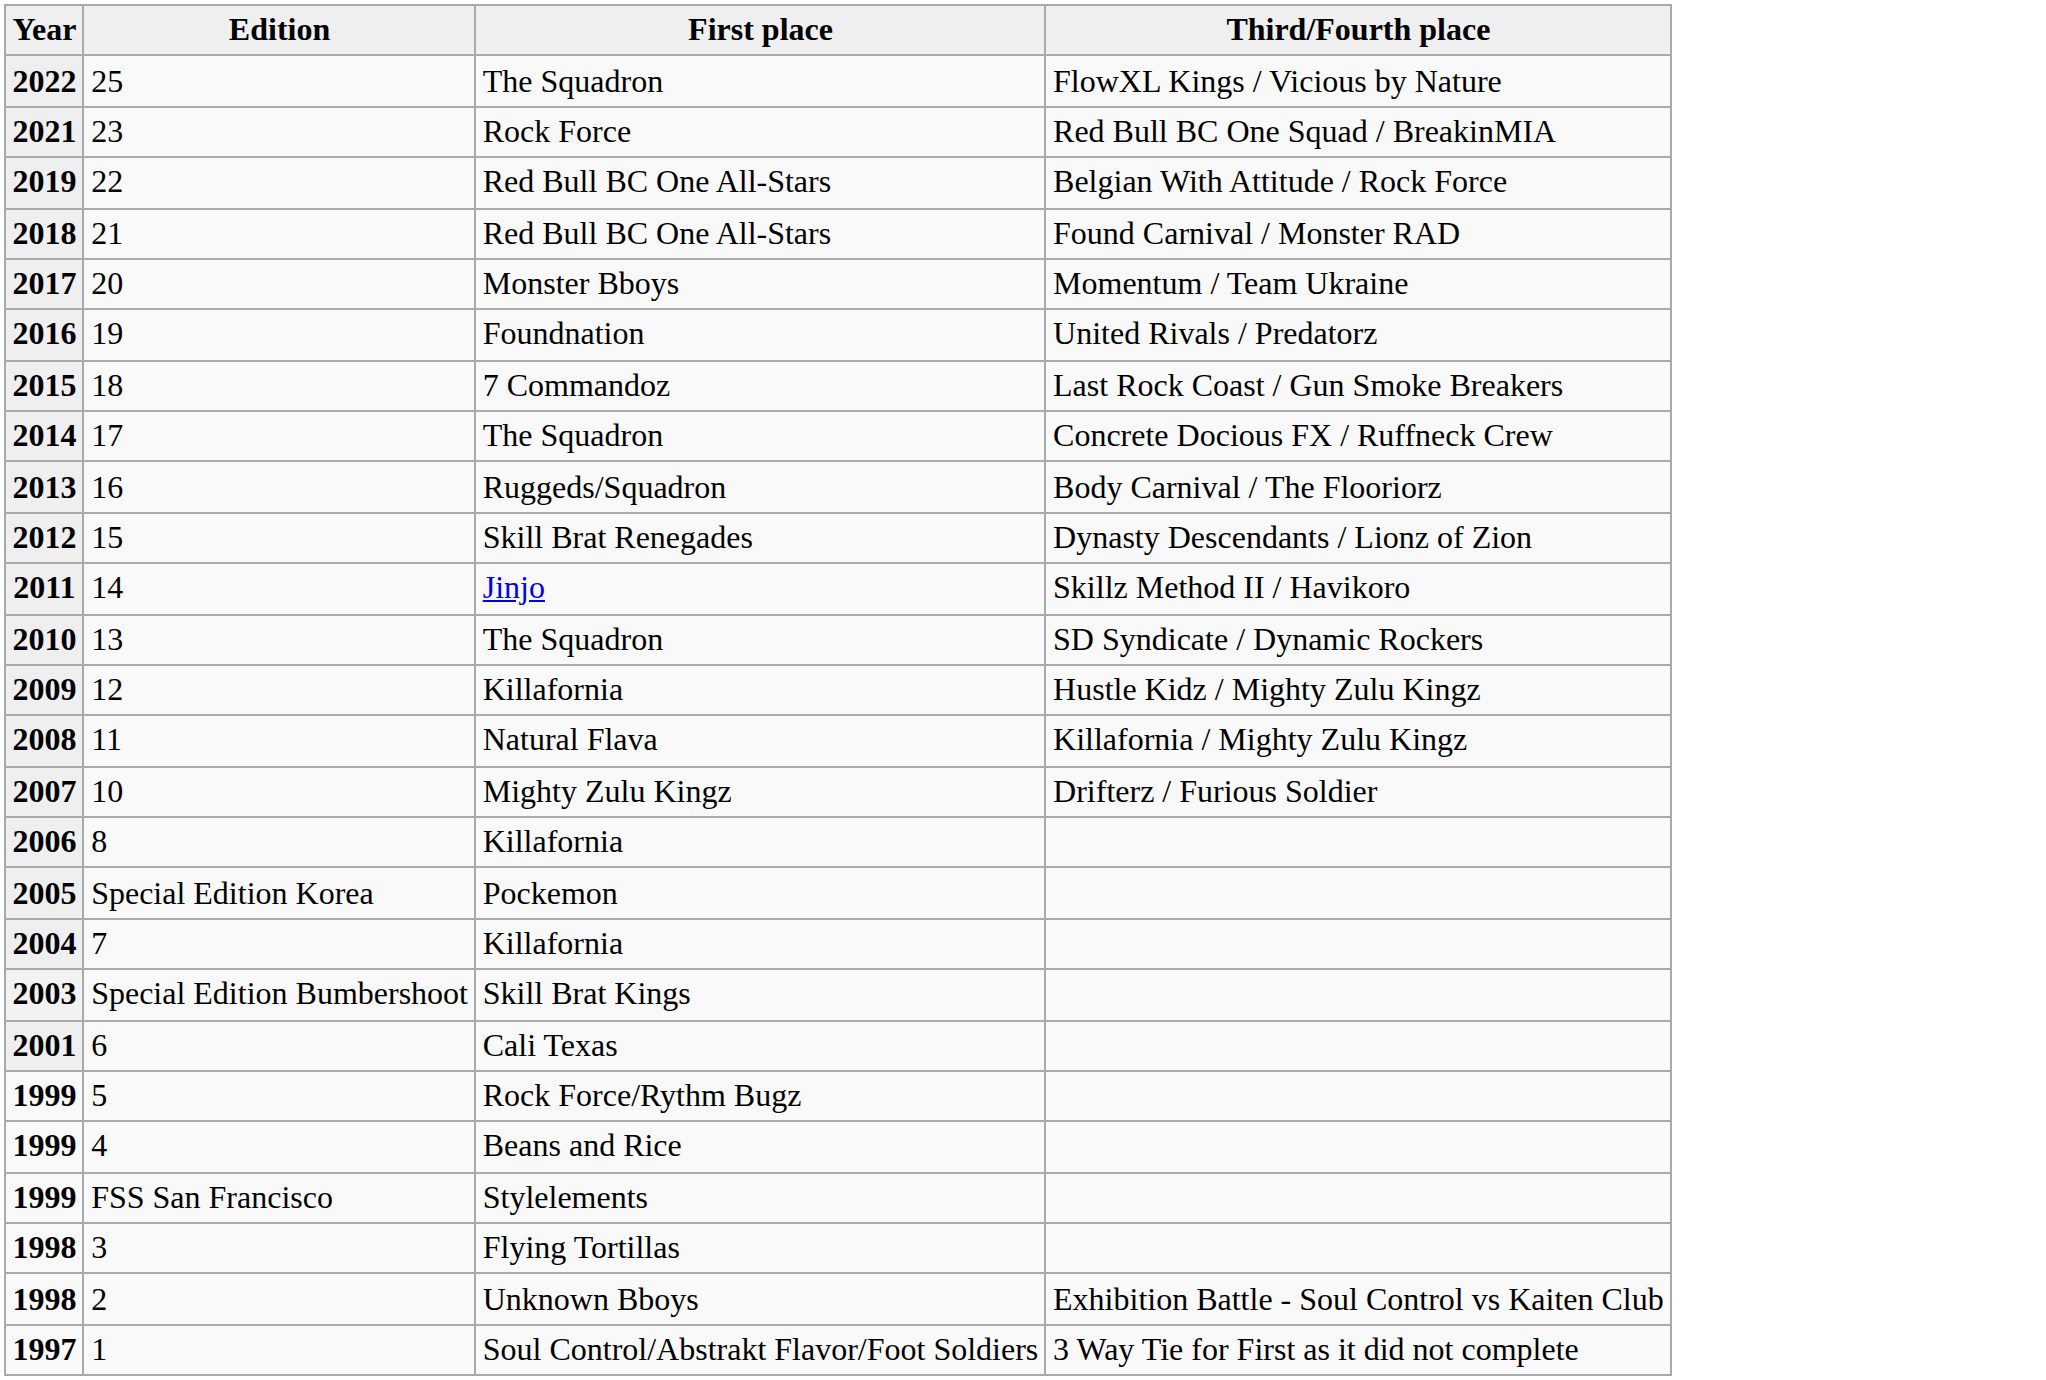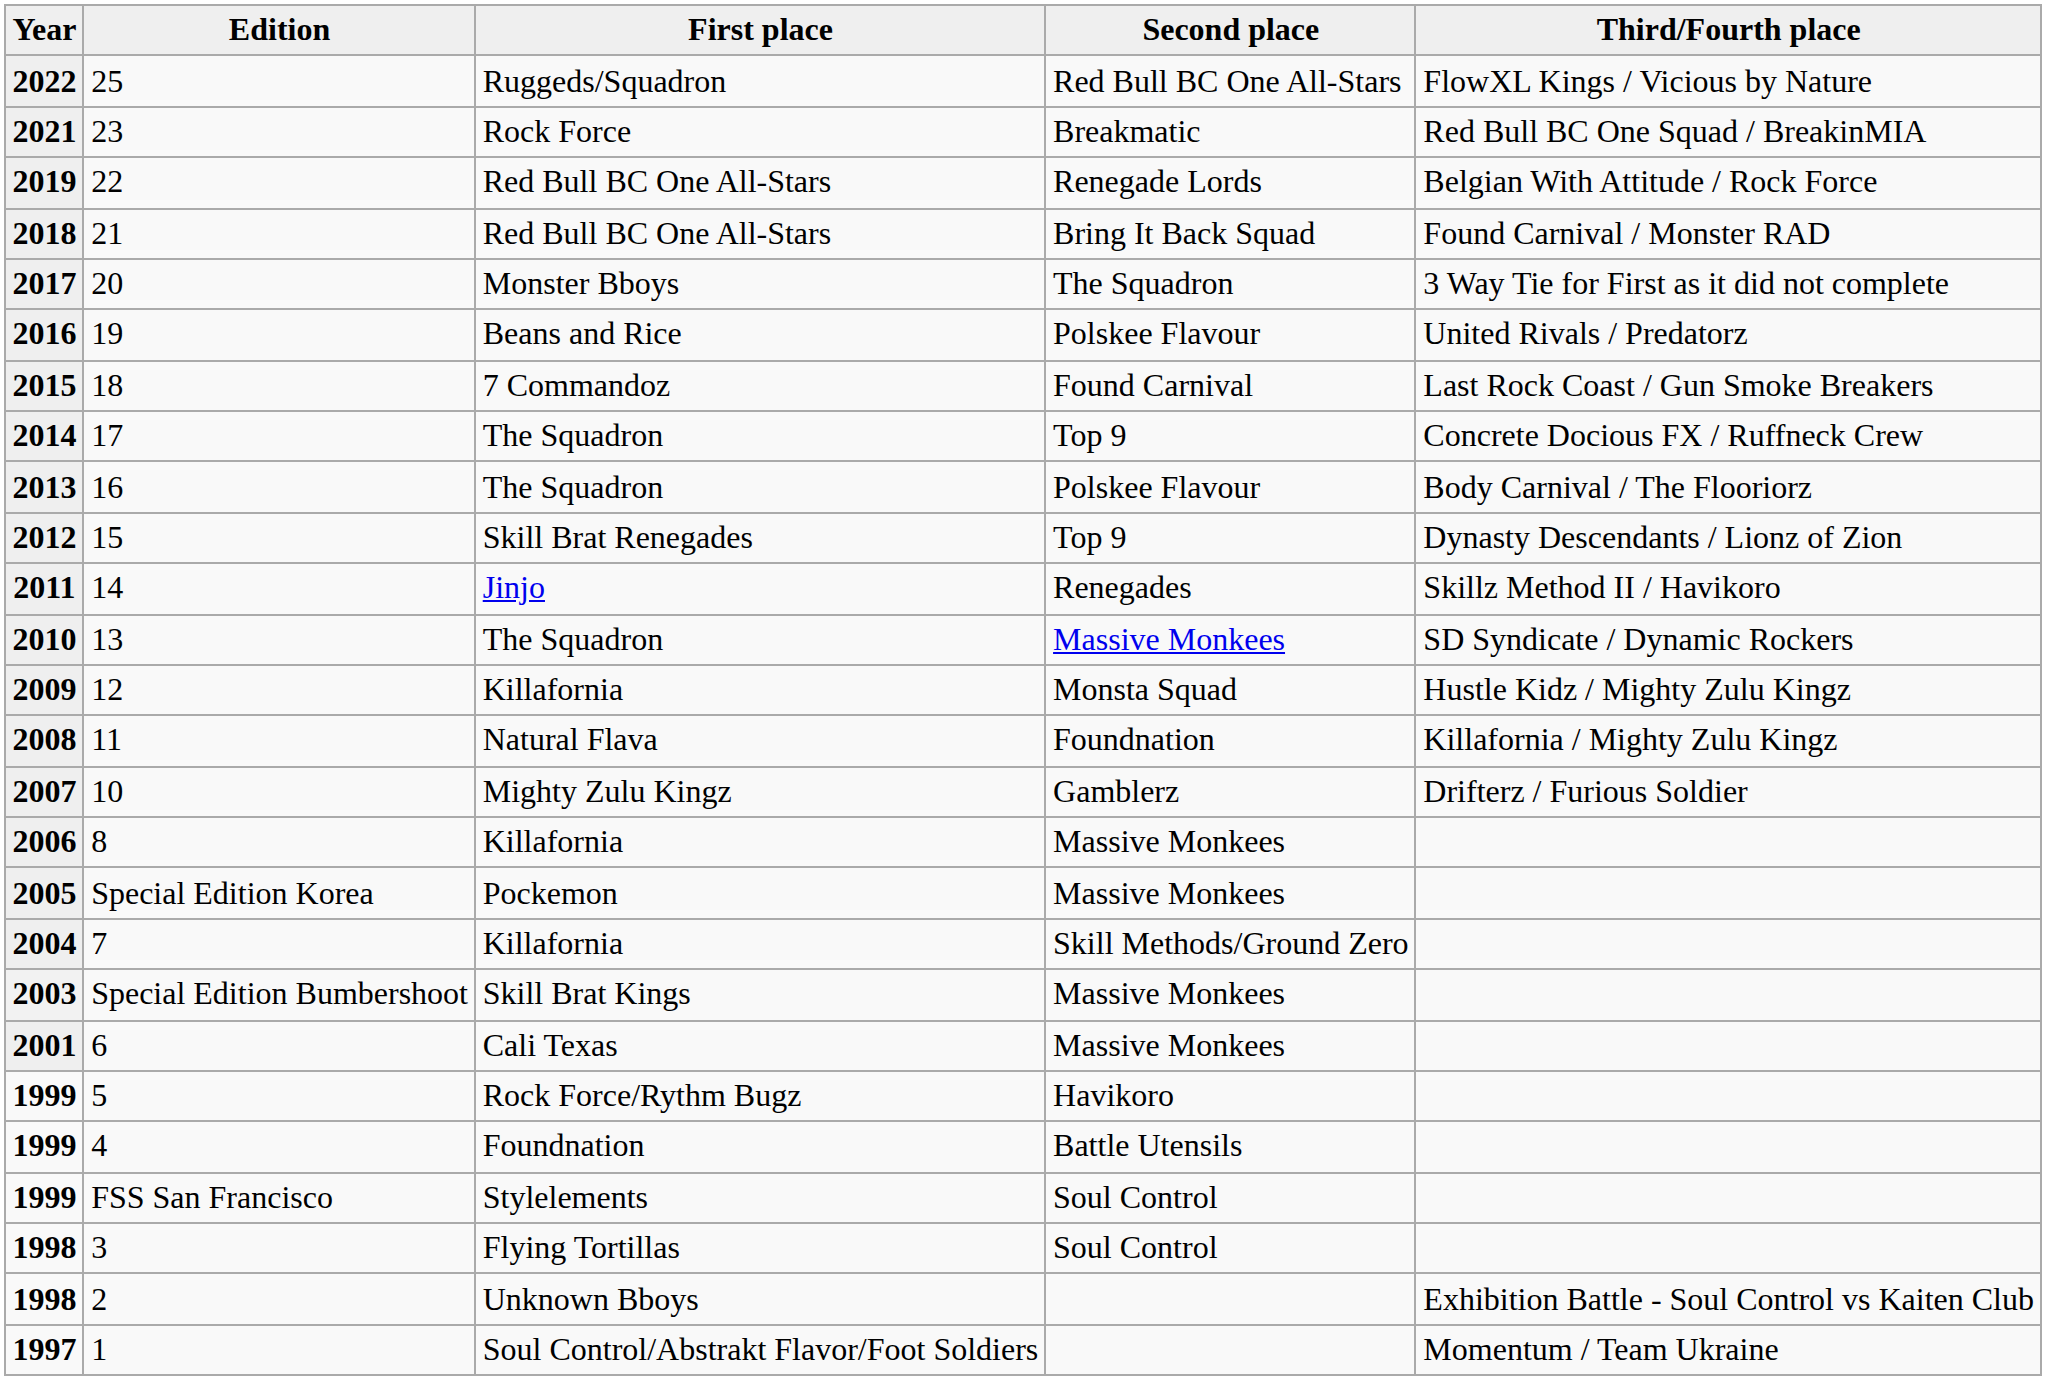+ column: (1231, 29)
(573, 80) The Squadron -> (604, 80) Ruggeds/Squadron
(1231, 283) Momentum / Team Ukraine -> (1686, 283) 3 Way Tie for First as it did not complete
(564, 334) Foundnation -> (582, 334) Beans and Rice
(604, 486) Ruggeds/Squadron -> (573, 486) The Squadron
(582, 1146) Beans and Rice -> (564, 1146) Foundnation
(1316, 1349) 3 Way Tie for First as it did not complete -> (1601, 1349) Momentum / Team Ukraine
